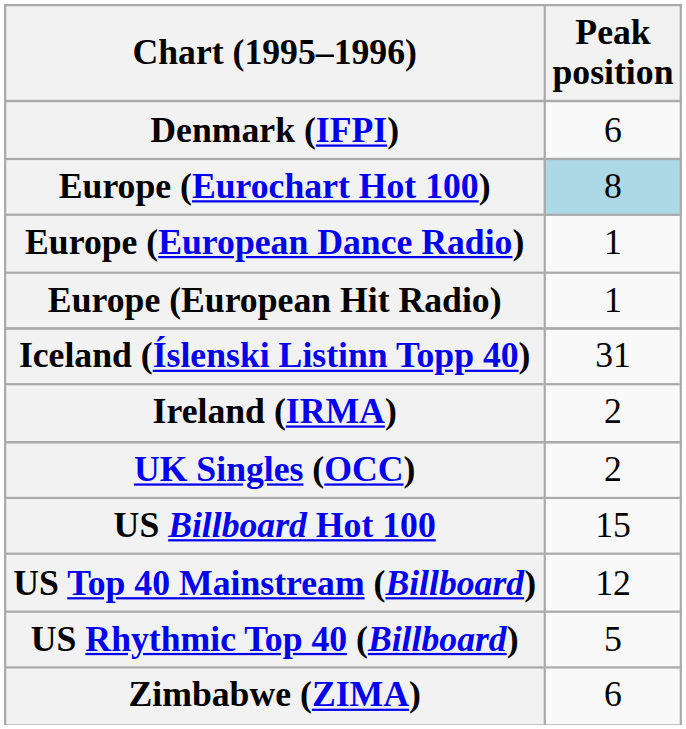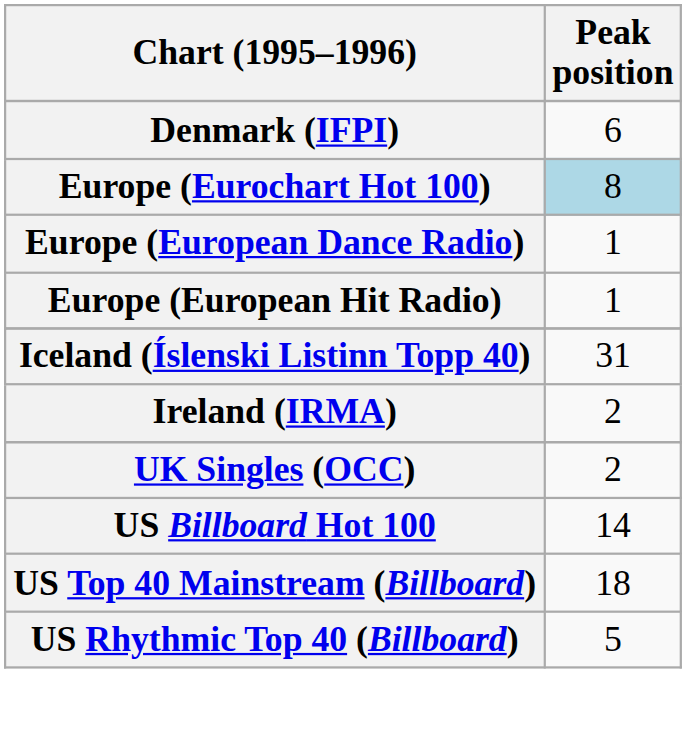(613, 525) 15 -> (613, 525) 14
(613, 582) 12 -> (613, 582) 18
- row: (275, 695)
